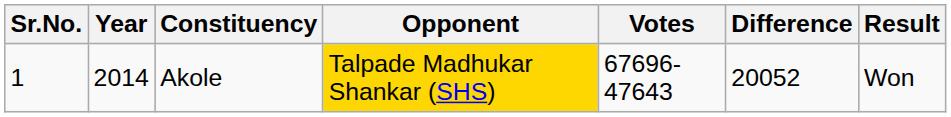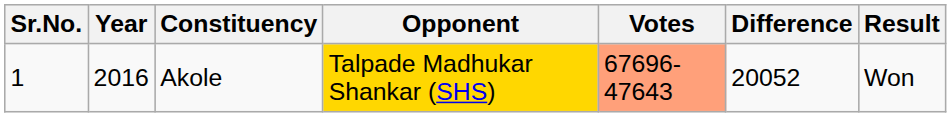(121, 77) 2014 -> (121, 77) 2016
(643, 77) no background -> (643, 77) lightsalmon background
